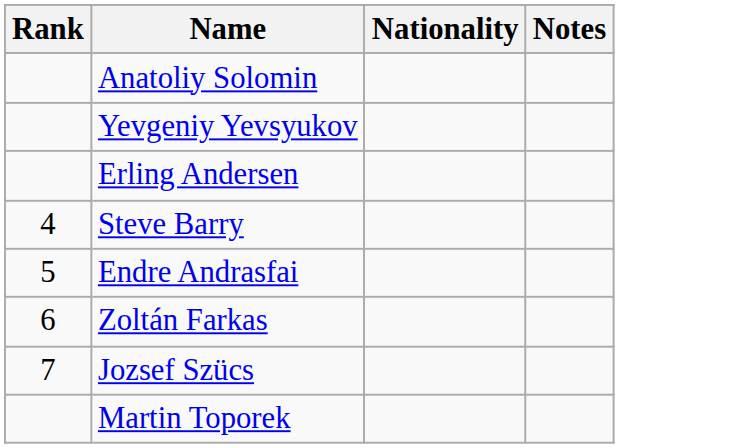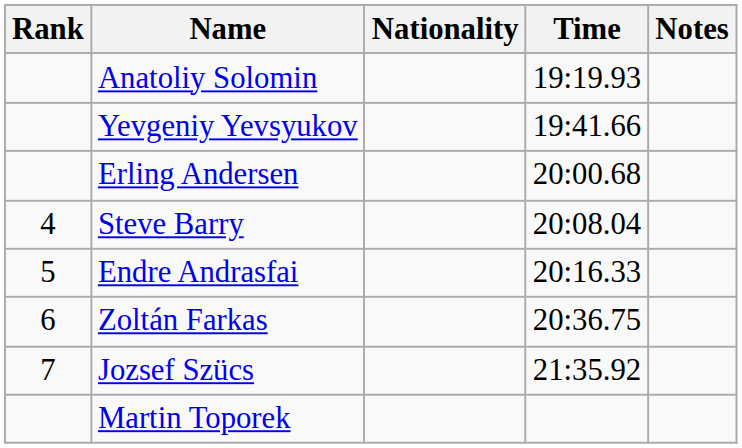+ column: (587, 28)
